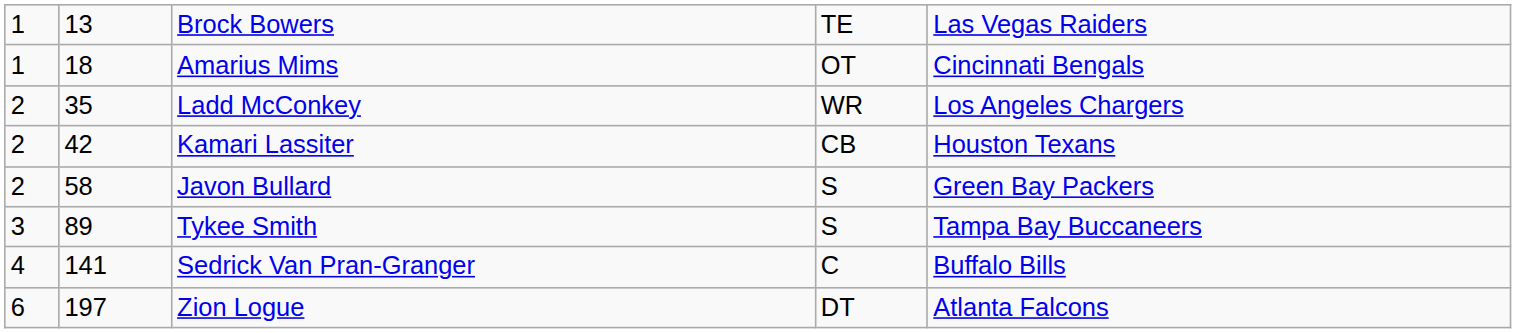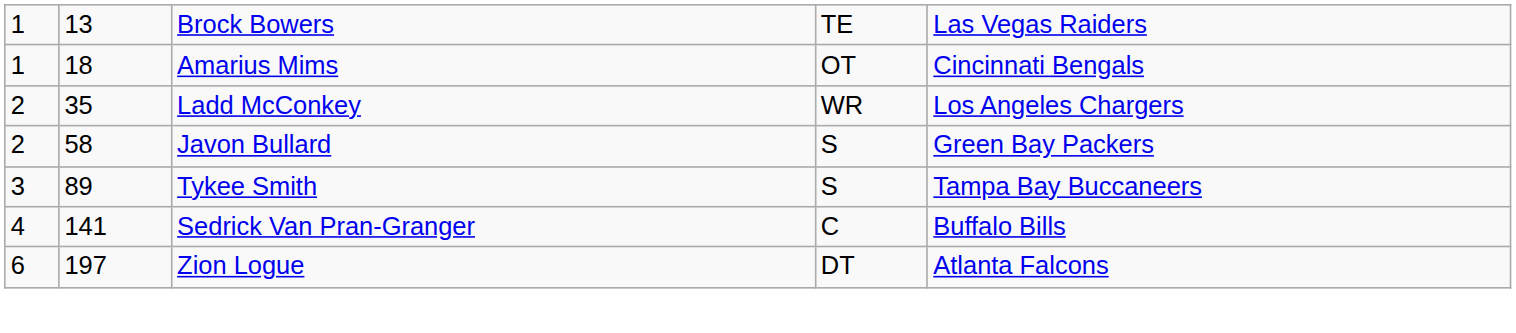- row: (265, 145)
